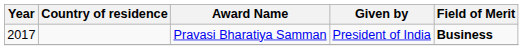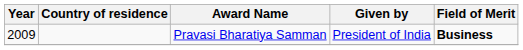(21, 34) 2017 -> (21, 34) 2009
